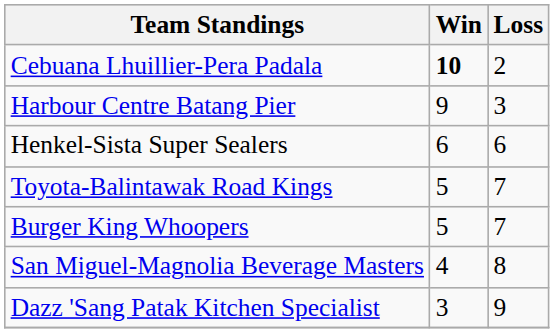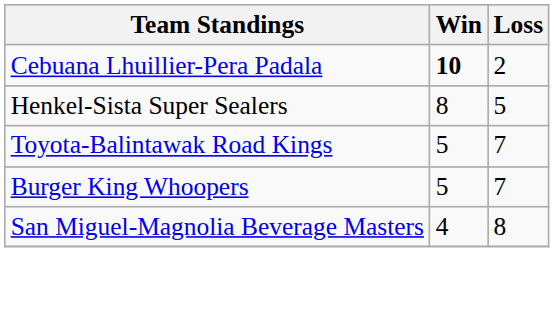- row: (153, 105)
(442, 145) 6 -> (442, 105) 8
(500, 145) 6 -> (500, 105) 5
- row: (195, 307)
